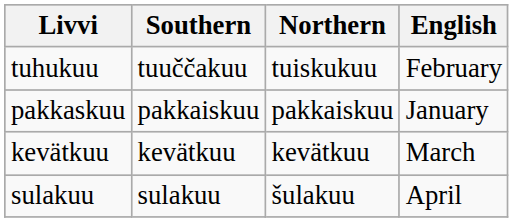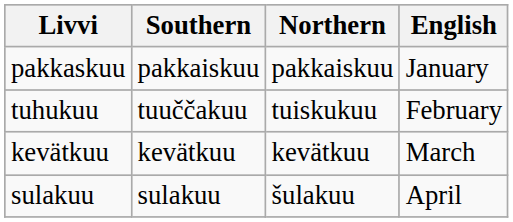rows swapped: (68, 110) <-> (55, 68)
